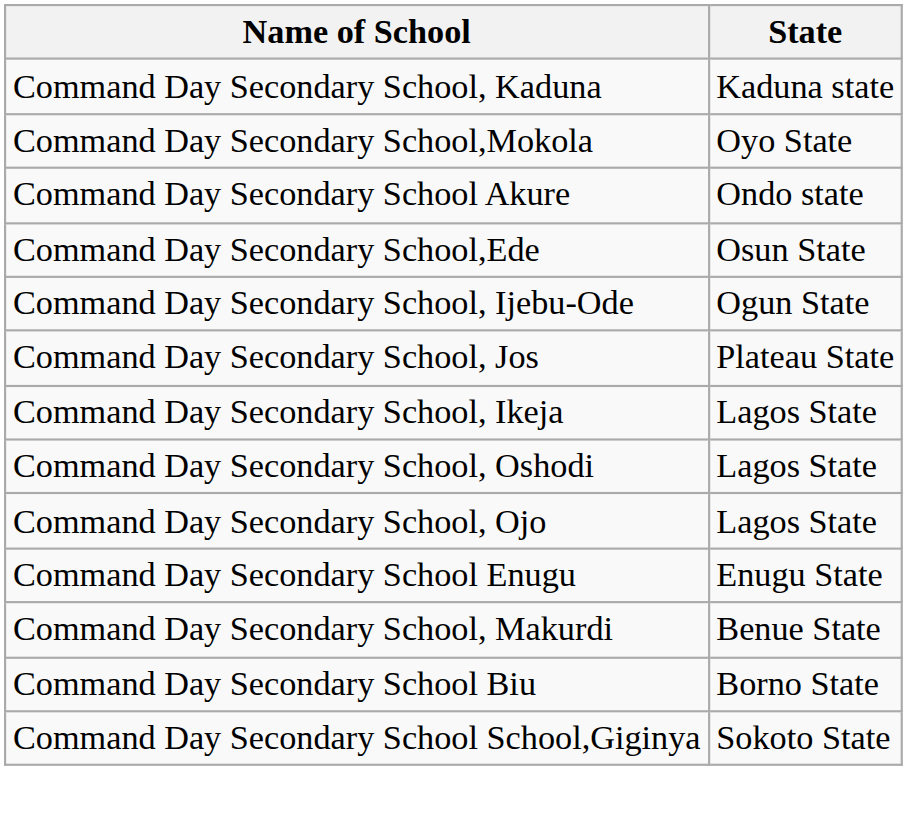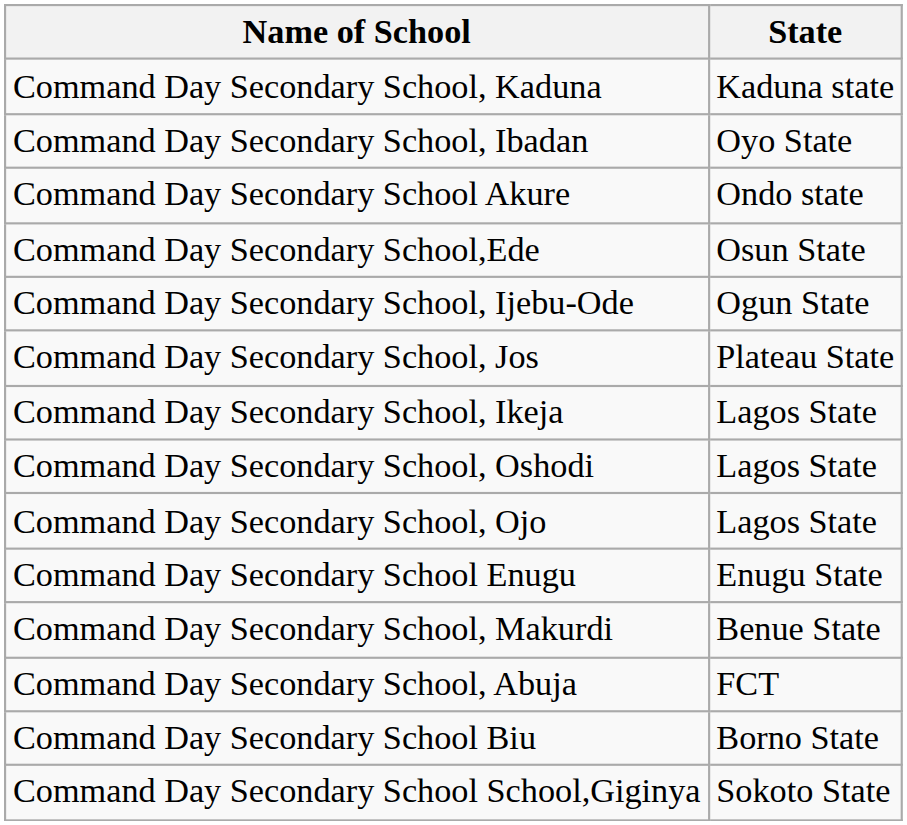+ row: (301, 140)
- row: (303, 140)
+ row: (295, 683)
